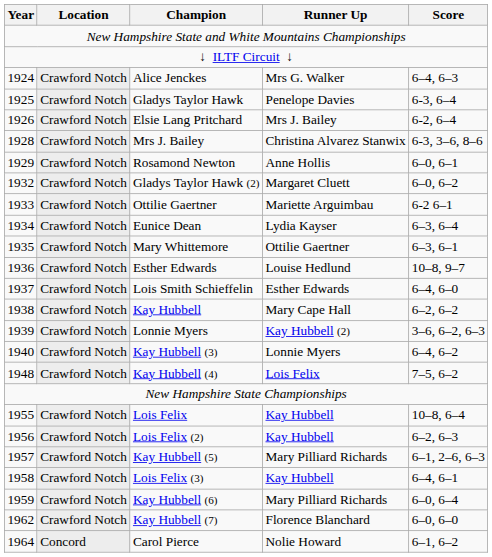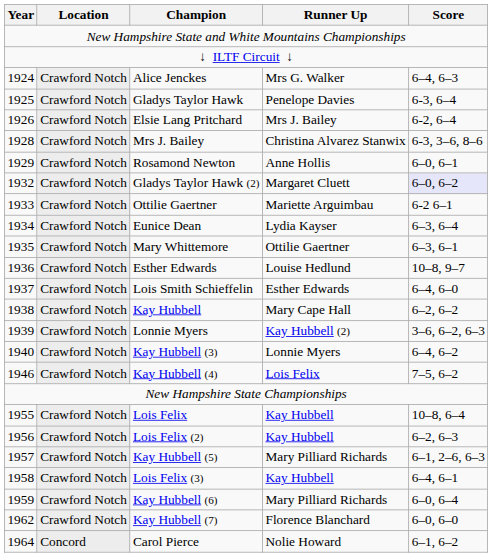(435, 183) no background -> (435, 183) lavender background
(21, 373) 1948 -> (21, 373) 1946
